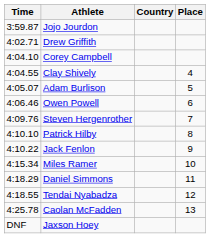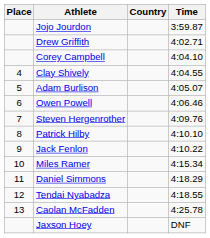columns swapped: (190, 12) <-> (23, 12)
